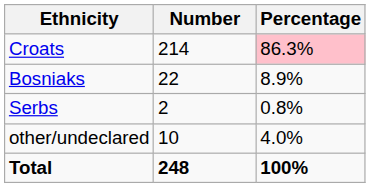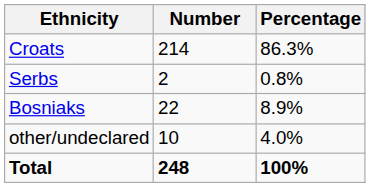(287, 49) pink background -> (287, 49) no background
rows swapped: (47, 78) <-> (33, 108)
